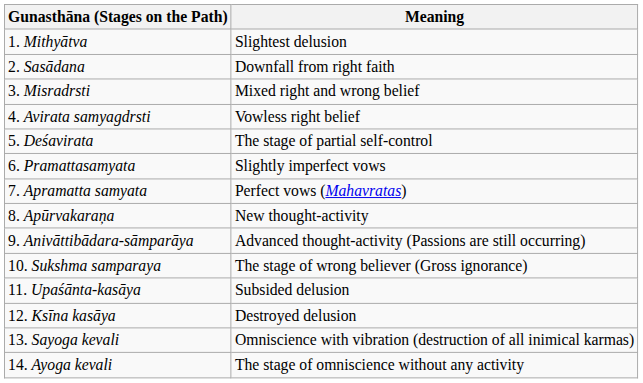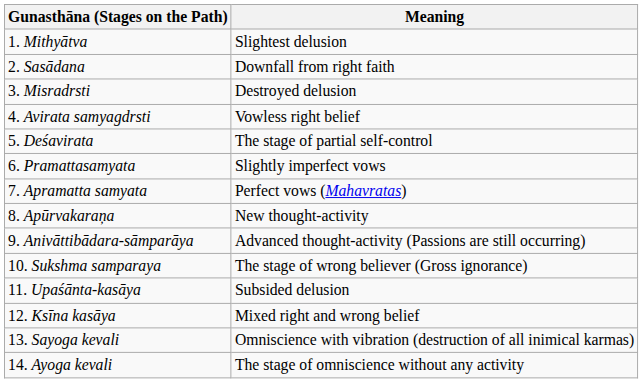(327, 91) Mixed right and wrong belief -> (296, 91) Destroyed delusion
(296, 315) Destroyed delusion -> (327, 315) Mixed right and wrong belief
